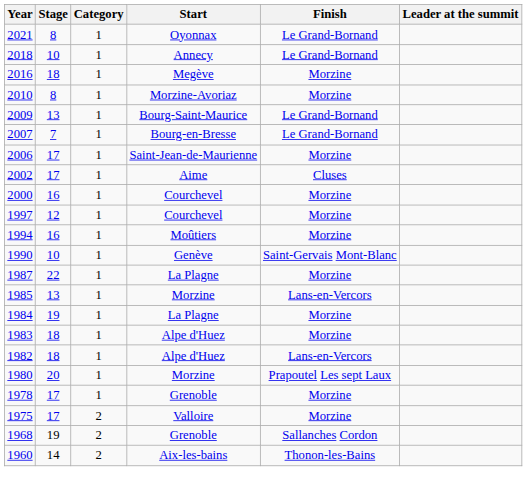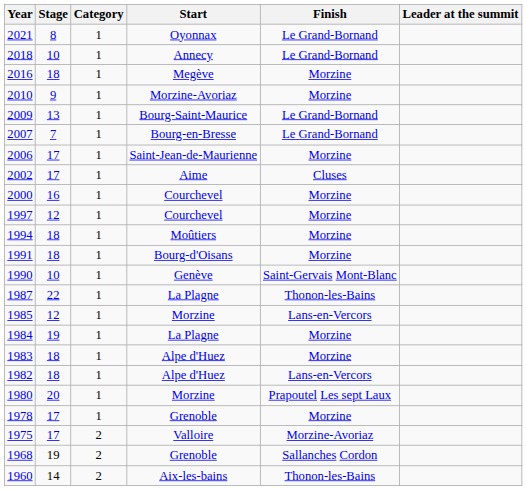(53, 94) 8 -> (53, 94) 9
(53, 235) 16 -> (53, 235) 18
+ row: (20, 255)
(330, 275) Morzine -> (330, 295) Thonon-les-Bains
(53, 295) 13 -> (53, 315) 12
(330, 415) Morzine -> (330, 435) Morzine-Avoriaz
